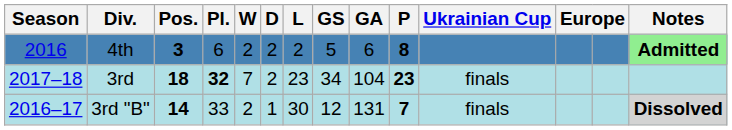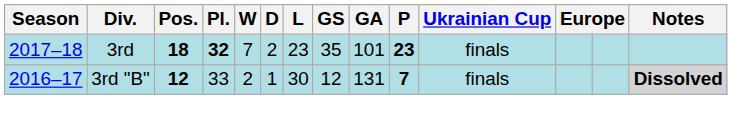- row: (120, 49)
(331, 79) 34 -> (331, 49) 35
(369, 79) 104 -> (369, 49) 101
(178, 109) 14 -> (178, 79) 12
